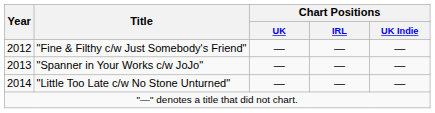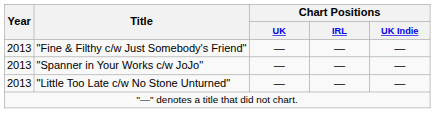(19, 48) 2012 -> (19, 48) 2013
(19, 83) 2014 -> (19, 83) 2013
